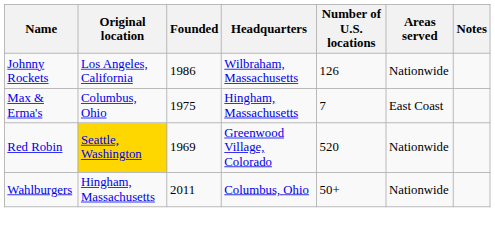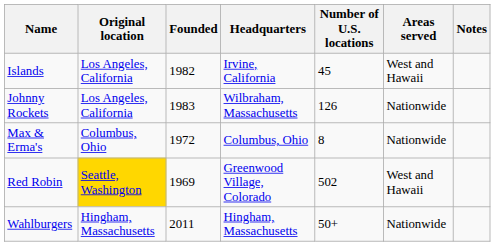+ row: (25, 70)
(183, 70) 1986 -> (182, 105) 1983
(183, 105) 1975 -> (182, 140) 1972
(261, 105) Hingham, Massachusetts -> (266, 140) Columbus, Ohio
(323, 105) 7 -> (321, 140) 8
(416, 105) East Coast -> (416, 140) Nationwide
(329, 147) 520 -> (328, 182) 502
(419, 147) Nationwide -> (410, 182) West and Hawaii
(267, 189) Columbus, Ohio -> (261, 224) Hingham, Massachusetts
